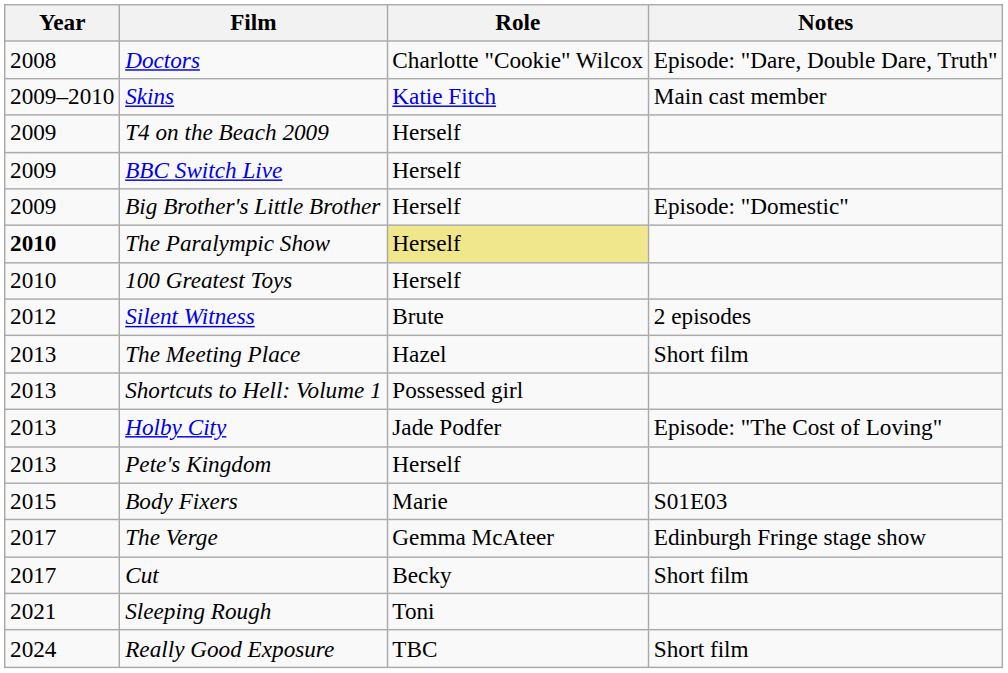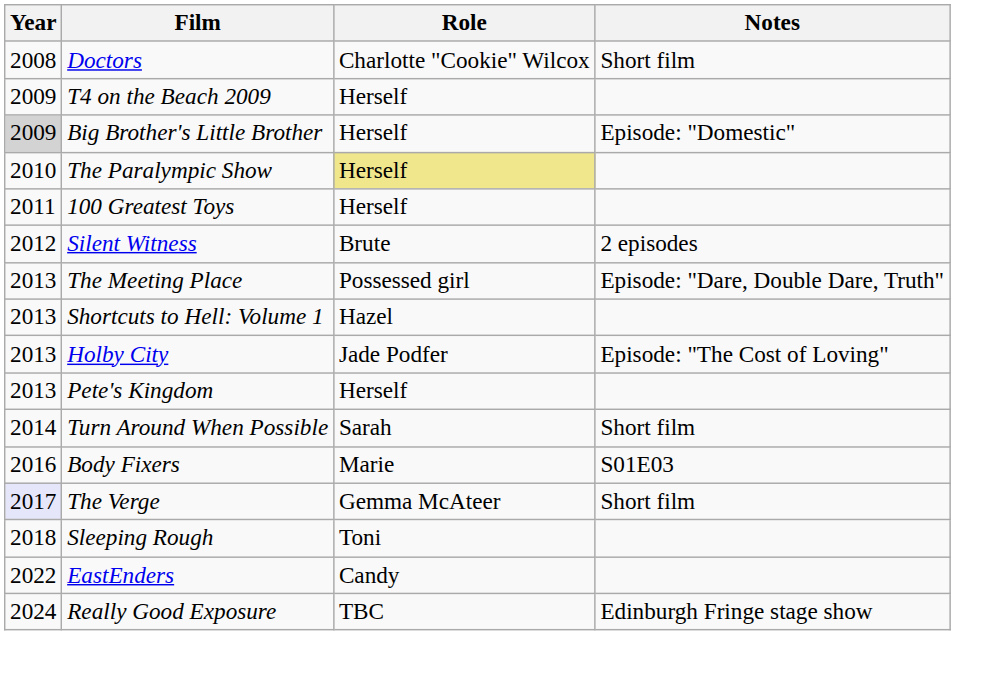(826, 59) Episode: "Dare, Double Dare, Truth" -> (648, 59) Short film
- row: (150, 96)
- row: (204, 170)
(33, 206) no background -> (33, 133) lightgrey background
(33, 243) bold -> (33, 170) normal
(33, 280) 2010 -> (33, 206) 2011
(419, 354) Hazel -> (404, 280) Possessed girl
(701, 354) Short film -> (772, 280) Episode: "Dare, Double Dare, Truth"
(458, 390) Possessed girl -> (366, 317) Hazel
+ row: (198, 427)
(33, 501) 2015 -> (33, 464) 2016
(33, 538) no background -> (33, 501) lavender background
(790, 538) Edinburgh Fringe stage show -> (648, 501) Short film
- row: (142, 574)
(33, 611) 2021 -> (33, 538) 2018
+ row: (121, 574)
(701, 648) Short film -> (736, 611) Edinburgh Fringe stage show
